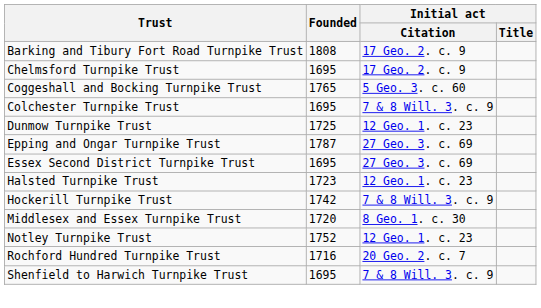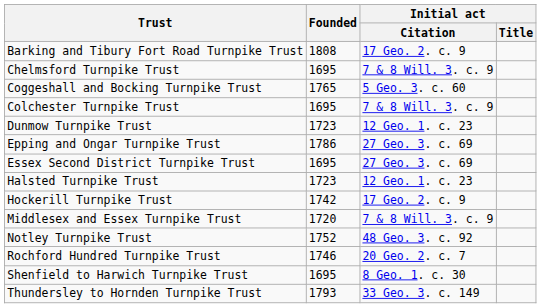(414, 70) 17 Geo. 2. c. 9 -> (428, 70) 7 & 8 Will. 3. c. 9
(323, 126) 1725 -> (323, 126) 1723
(323, 144) 1787 -> (323, 144) 1786
(428, 200) 7 & 8 Will. 3. c. 9 -> (414, 200) 17 Geo. 2. c. 9
(414, 219) 8 Geo. 1. c. 30 -> (428, 219) 7 & 8 Will. 3. c. 9
(418, 238) 12 Geo. 1. c. 23 -> (418, 238) 48 Geo. 3. c. 92
(323, 256) 1716 -> (323, 256) 1746
(428, 275) 7 & 8 Will. 3. c. 9 -> (414, 275) 8 Geo. 1. c. 30
+ row: (135, 293)
